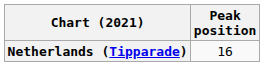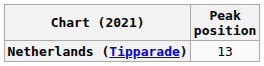(225, 51) 16 -> (225, 51) 13
